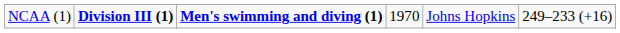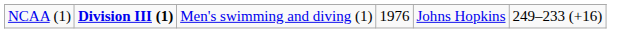(281, 16) bold -> (276, 16) normal
(404, 16) 1970 -> (395, 16) 1976
